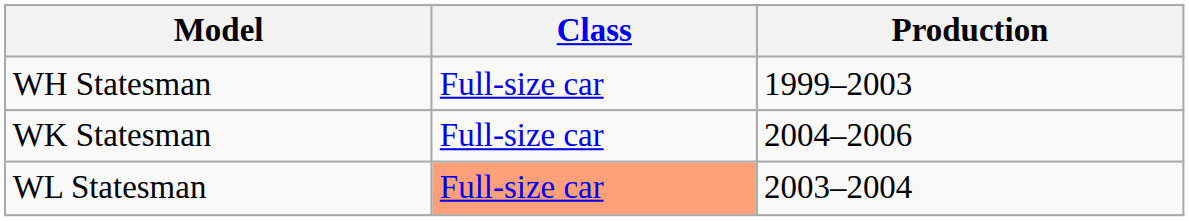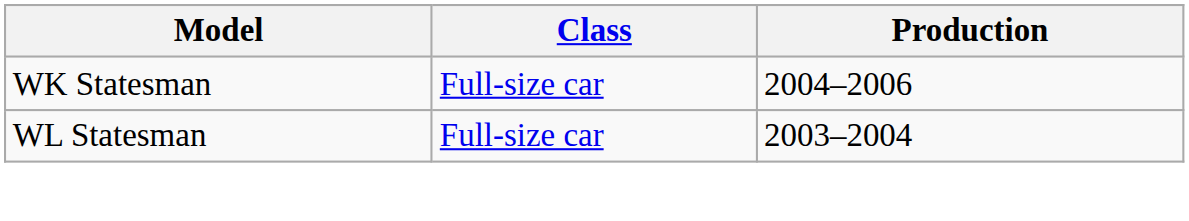- row: (112, 82)
(522, 187) lightsalmon background -> (522, 135) no background
